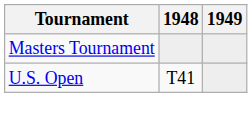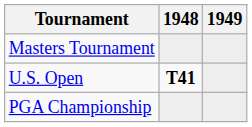(181, 77) normal -> (181, 77) bold
+ row: (80, 107)
